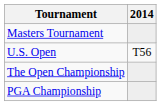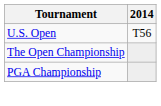- row: (55, 33)
